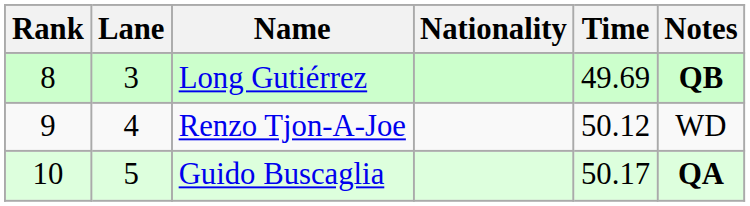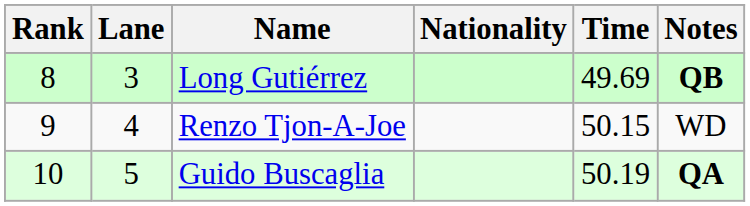(616, 126) 50.12 -> (616, 126) 50.15
(616, 175) 50.17 -> (616, 175) 50.19
